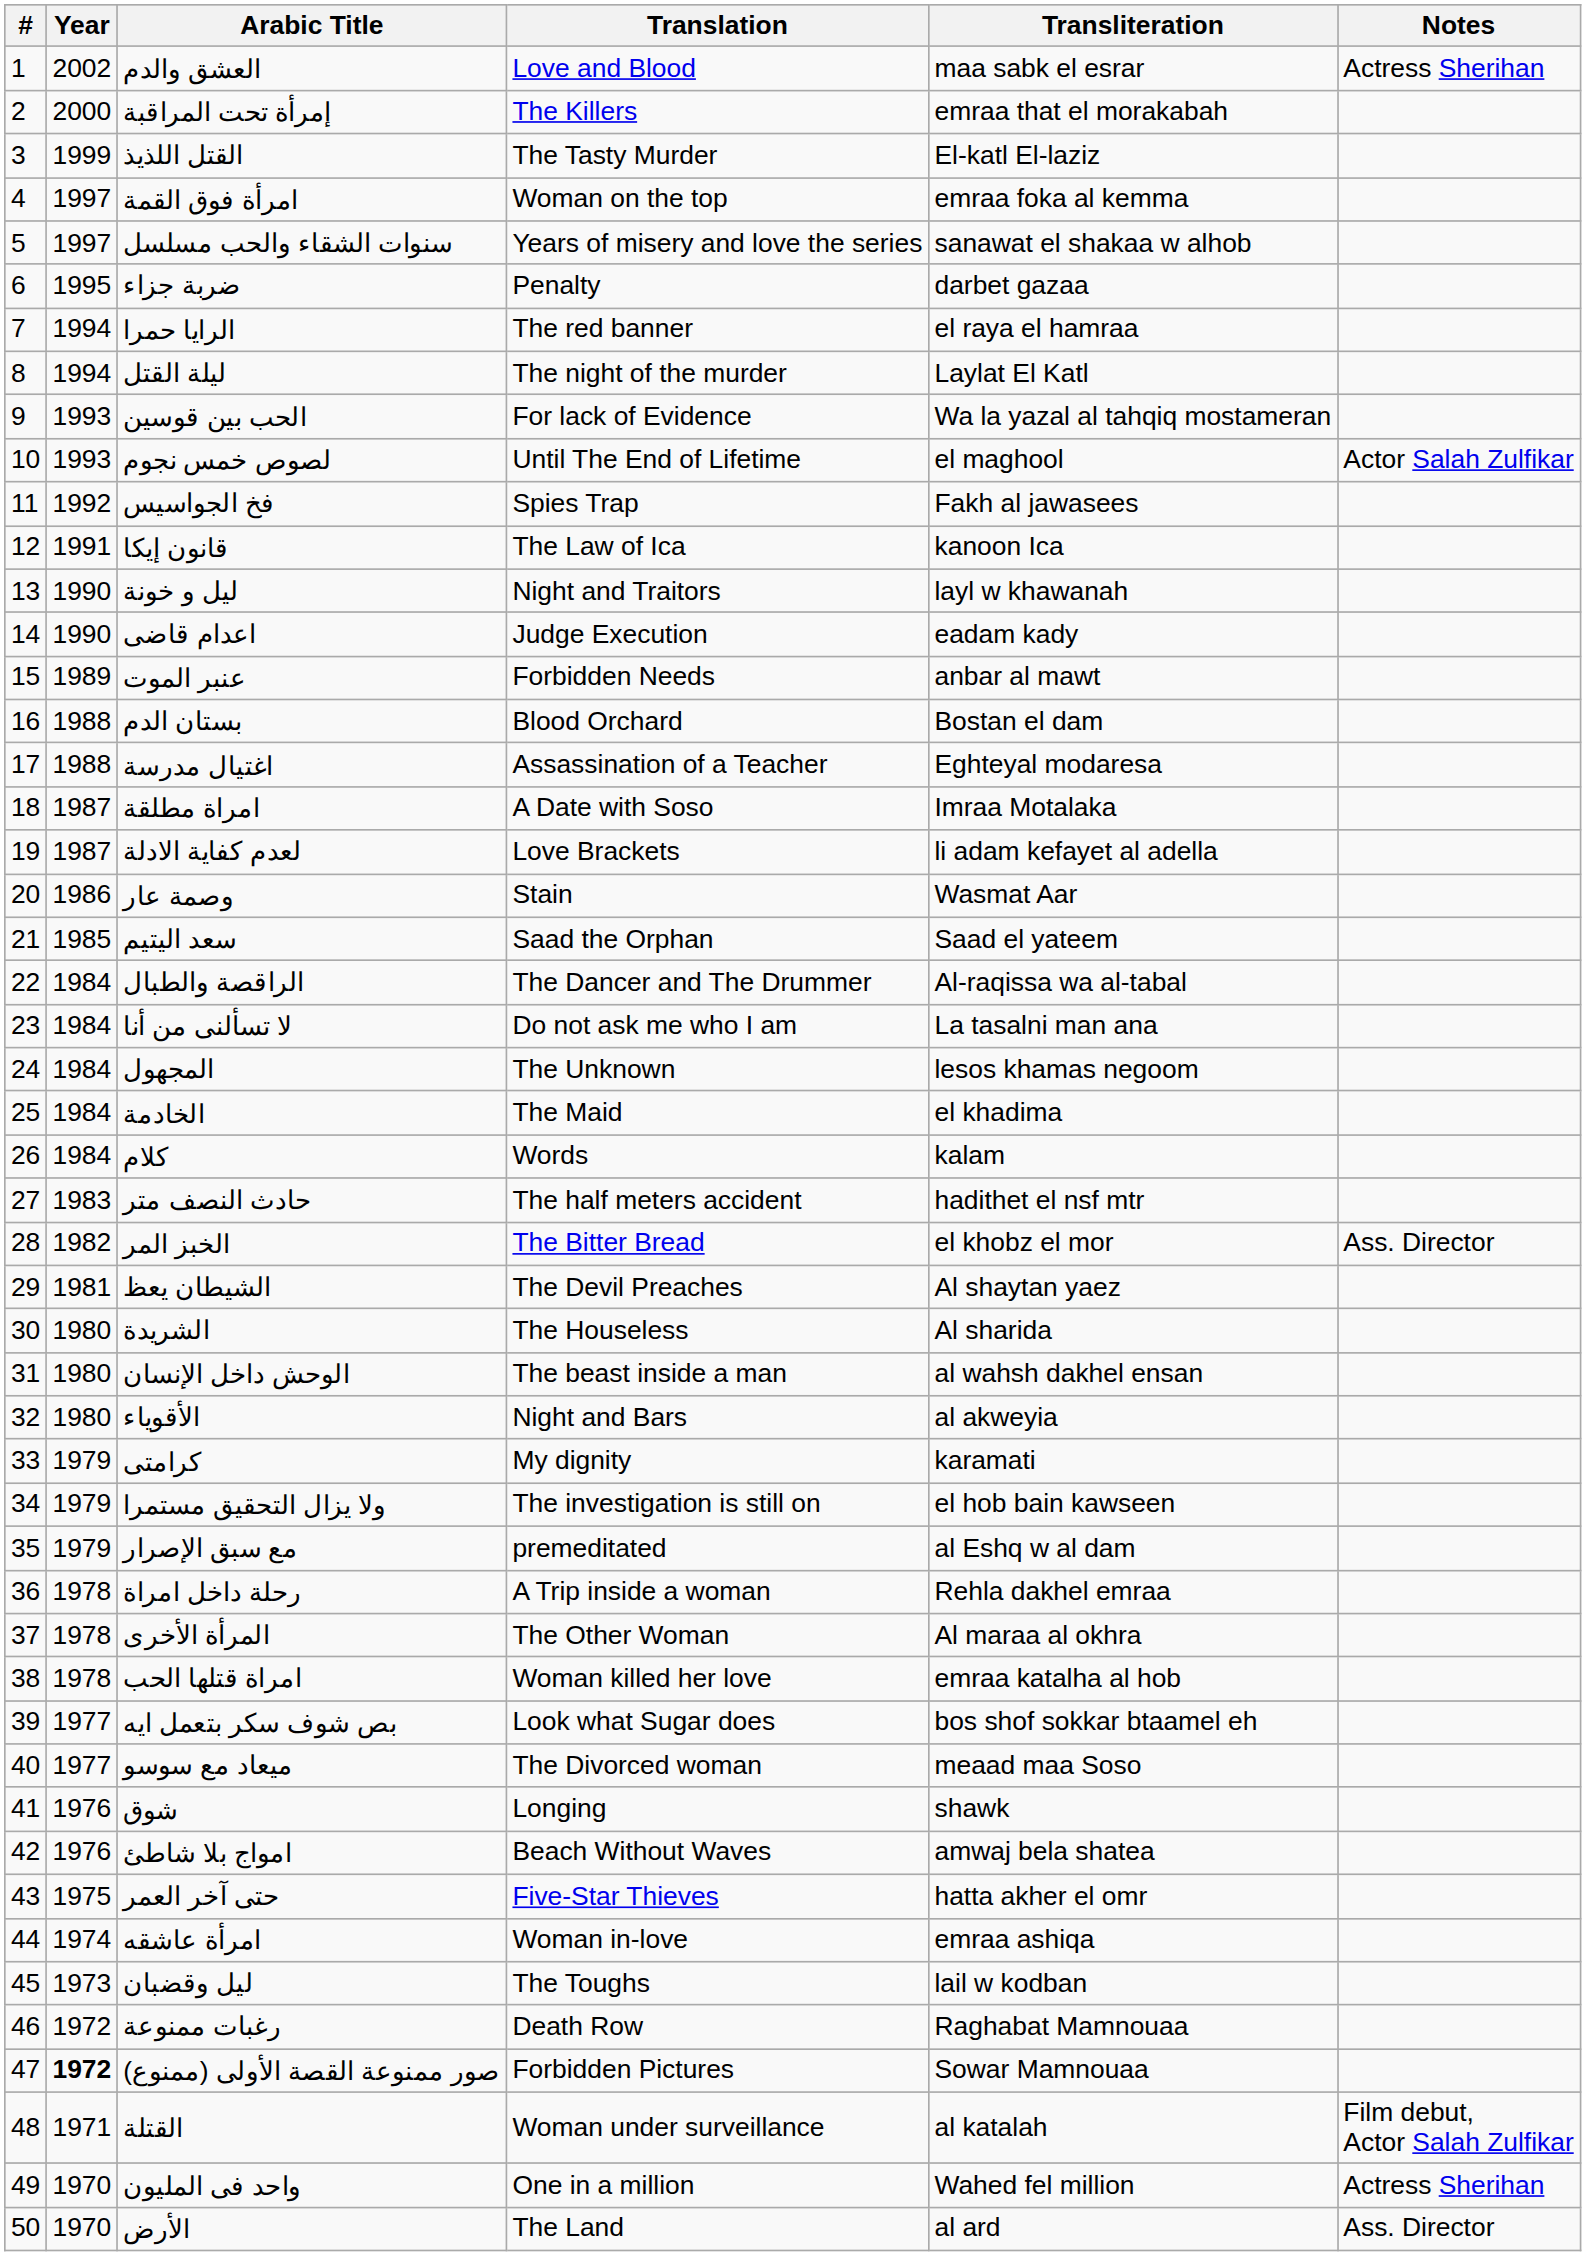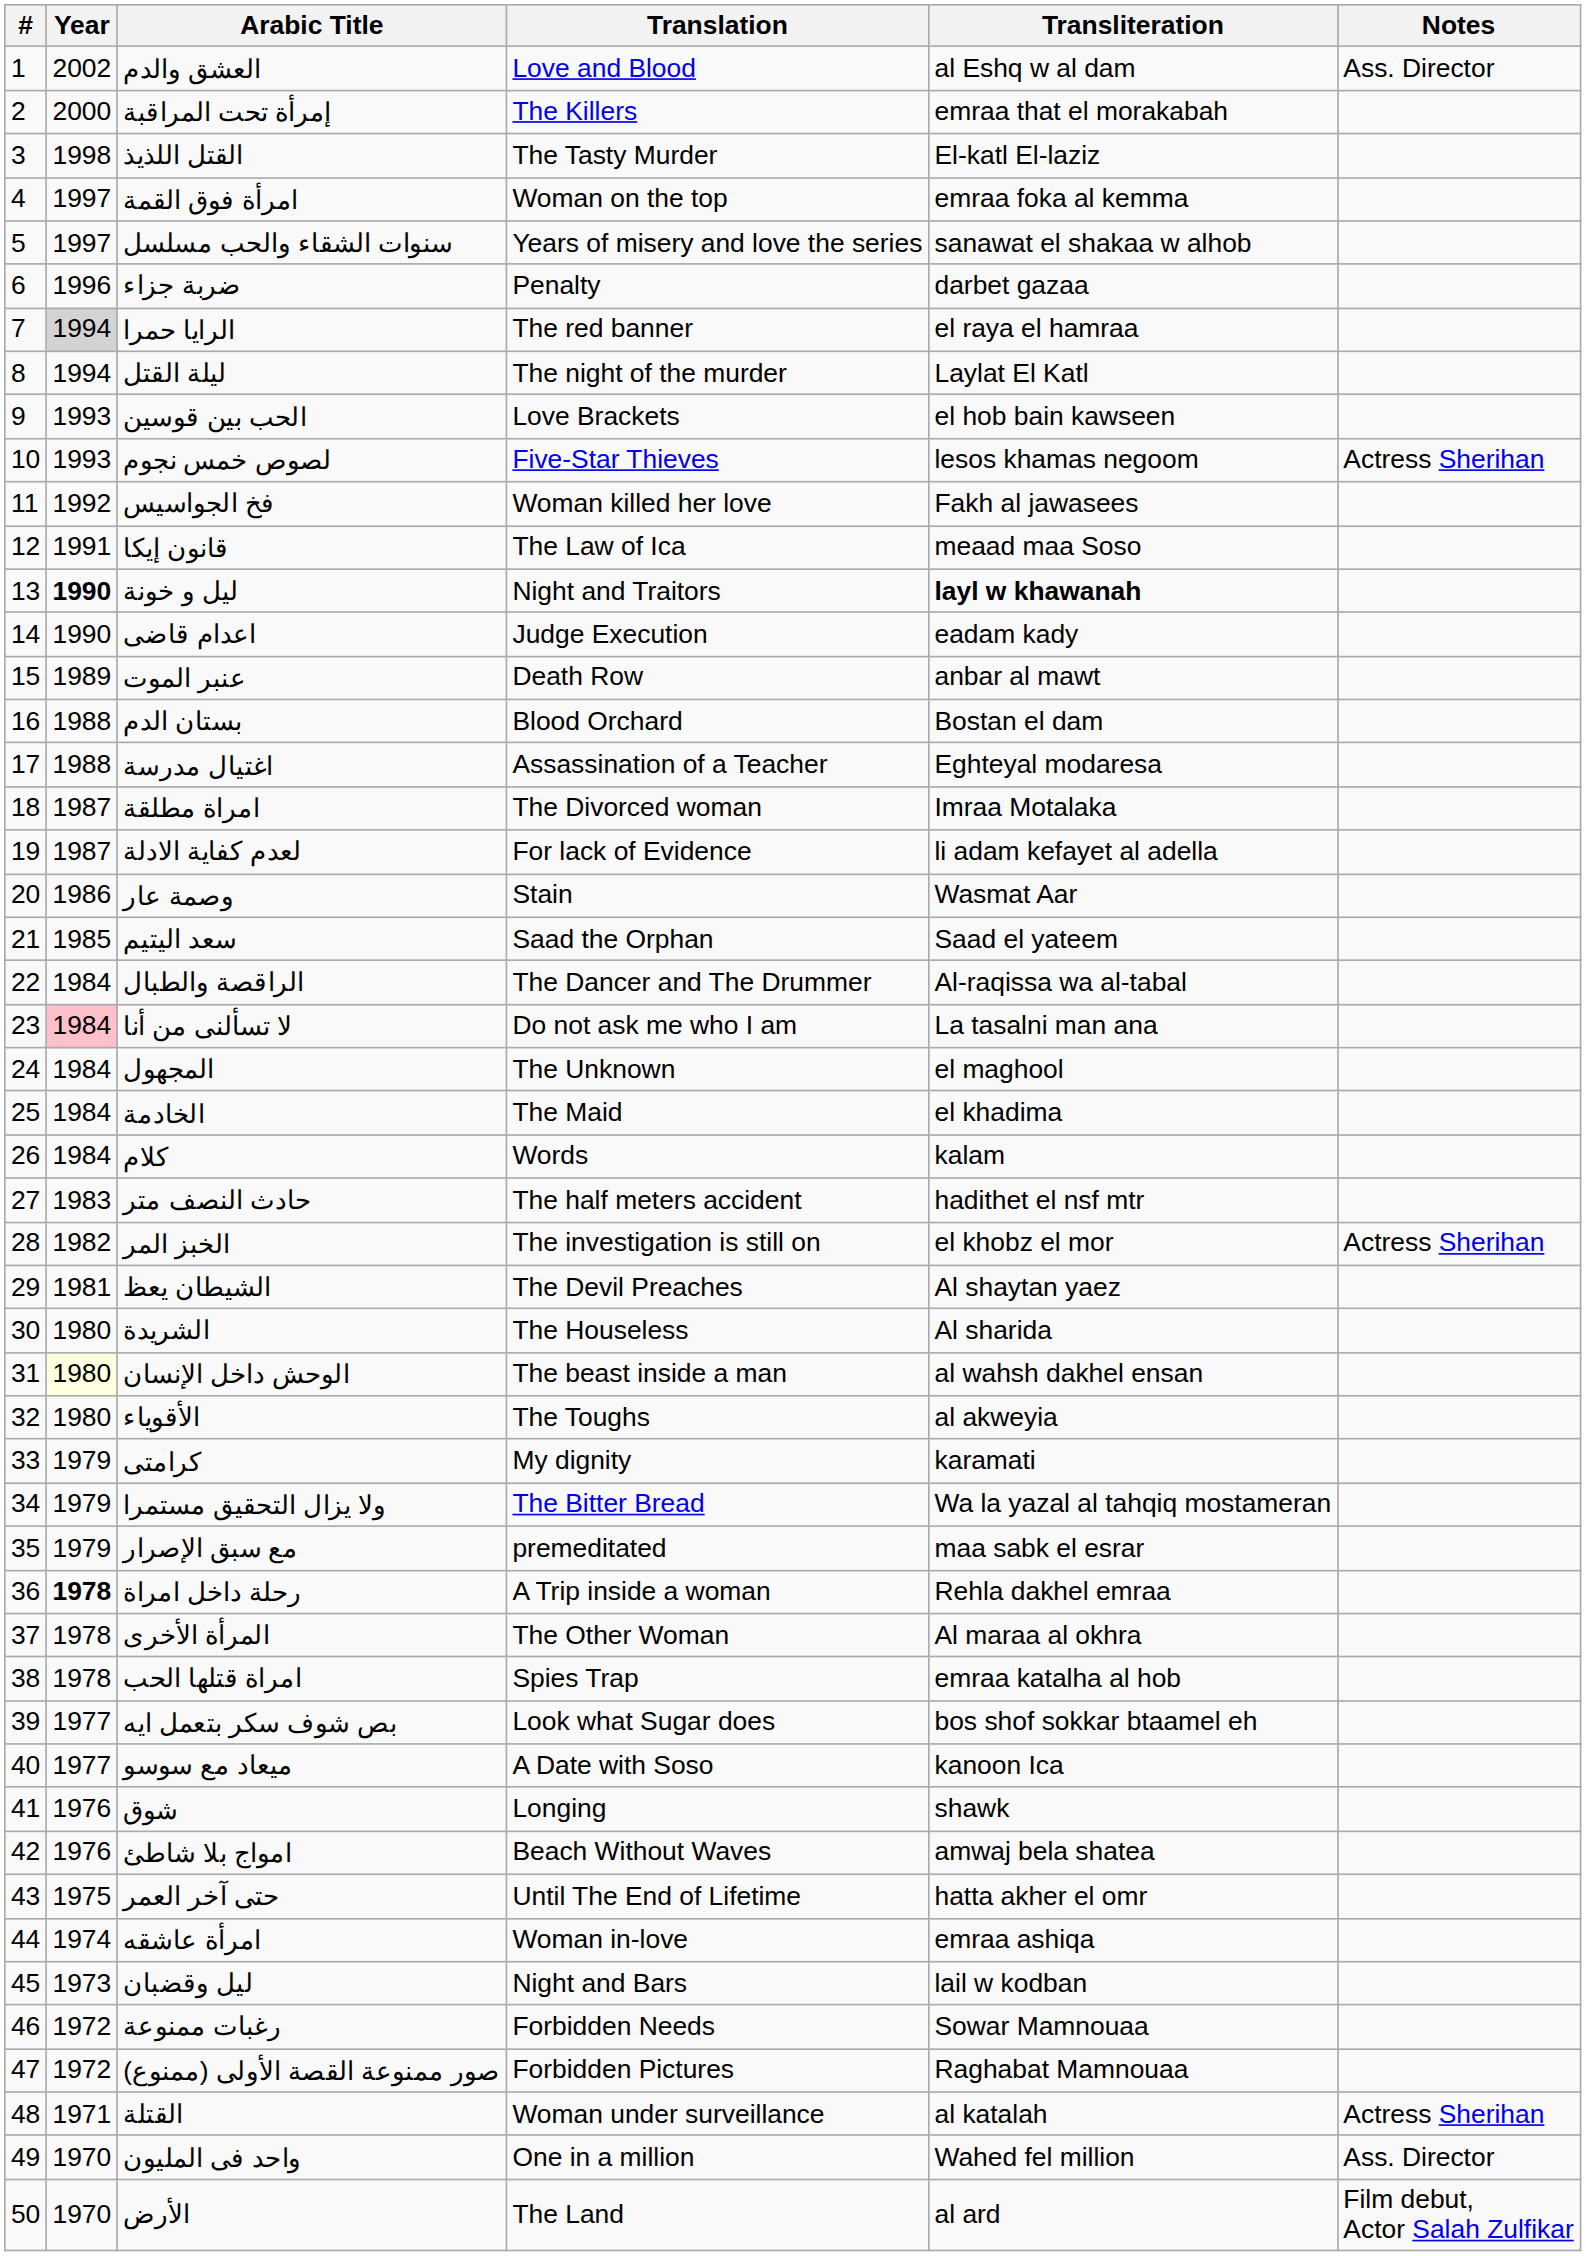(1039, 68) maa sabk el esrar -> (1035, 68) al Eshq w al dam
(1444, 68) Actress Sherihan -> (1419, 68) Ass. Director
(82, 155) 1999 -> (82, 155) 1998
(82, 285) 1995 -> (82, 285) 1996
(82, 329) no background -> (82, 329) lightgrey background
(632, 416) For lack of Evidence -> (596, 416) Love Brackets
(1133, 416) Wa la yazal al tahqiq mostameran -> (1055, 416) el hob bain kawseen
(657, 459) Until The End of Lifetime -> (616, 459) Five-Star Thieves
(999, 459) el maghool -> (1067, 459) lesos khamas negoom
(1459, 459) Actor Salah Zulfikar -> (1444, 459) Actress Sherihan
(576, 503) Spies Trap -> (642, 503) Woman killed her love
(999, 546) kanoon Ica -> (1038, 546) meaad maa Soso
(82, 590) normal -> (82, 590) bold
(1031, 590) normal -> (1038, 590) bold
(614, 677) Forbidden Needs -> (578, 677) Death Row
(613, 807) A Date with Soso -> (637, 807) The Divorced woman
(596, 851) Love Brackets -> (632, 851) For lack of Evidence
(82, 1025) no background -> (82, 1025) pink background
(1067, 1069) lesos khamas negoom -> (999, 1069) el maghool
(609, 1243) The Bitter Bread -> (667, 1243) The investigation is still on
(1419, 1243) Ass. Director -> (1444, 1243) Actress Sherihan
(82, 1373) no background -> (82, 1373) lightyellow background
(600, 1417) Night and Bars -> (581, 1417) The Toughs
(667, 1504) The investigation is still on -> (609, 1504) The Bitter Bread
(1055, 1504) el hob bain kawseen -> (1133, 1504) Wa la yazal al tahqiq mostameran
(1035, 1547) al Eshq w al dam -> (1039, 1547) maa sabk el esrar
(82, 1591) normal -> (82, 1591) bold
(642, 1678) Woman killed her love -> (576, 1678) Spies Trap
(637, 1765) The Divorced woman -> (613, 1765) A Date with Soso
(1038, 1765) meaad maa Soso -> (999, 1765) kanoon Ica
(616, 1895) Five-Star Thieves -> (657, 1895) Until The End of Lifetime
(581, 1982) The Toughs -> (600, 1982) Night and Bars
(578, 2026) Death Row -> (614, 2026) Forbidden Needs
(1061, 2026) Raghabat Mamnouaa -> (1042, 2026) Sowar Mamnouaa
(82, 2069) bold -> (82, 2069) normal
(1042, 2069) Sowar Mamnouaa -> (1061, 2069) Raghabat Mamnouaa
(1459, 2127) Film debut, Actor Salah Zulfikar -> (1444, 2113) Actress Sherihan
(1444, 2185) Actress Sherihan -> (1419, 2157) Ass. Director
(1419, 2228) Ass. Director -> (1459, 2214) Film debut, Actor Salah Zulfikar
